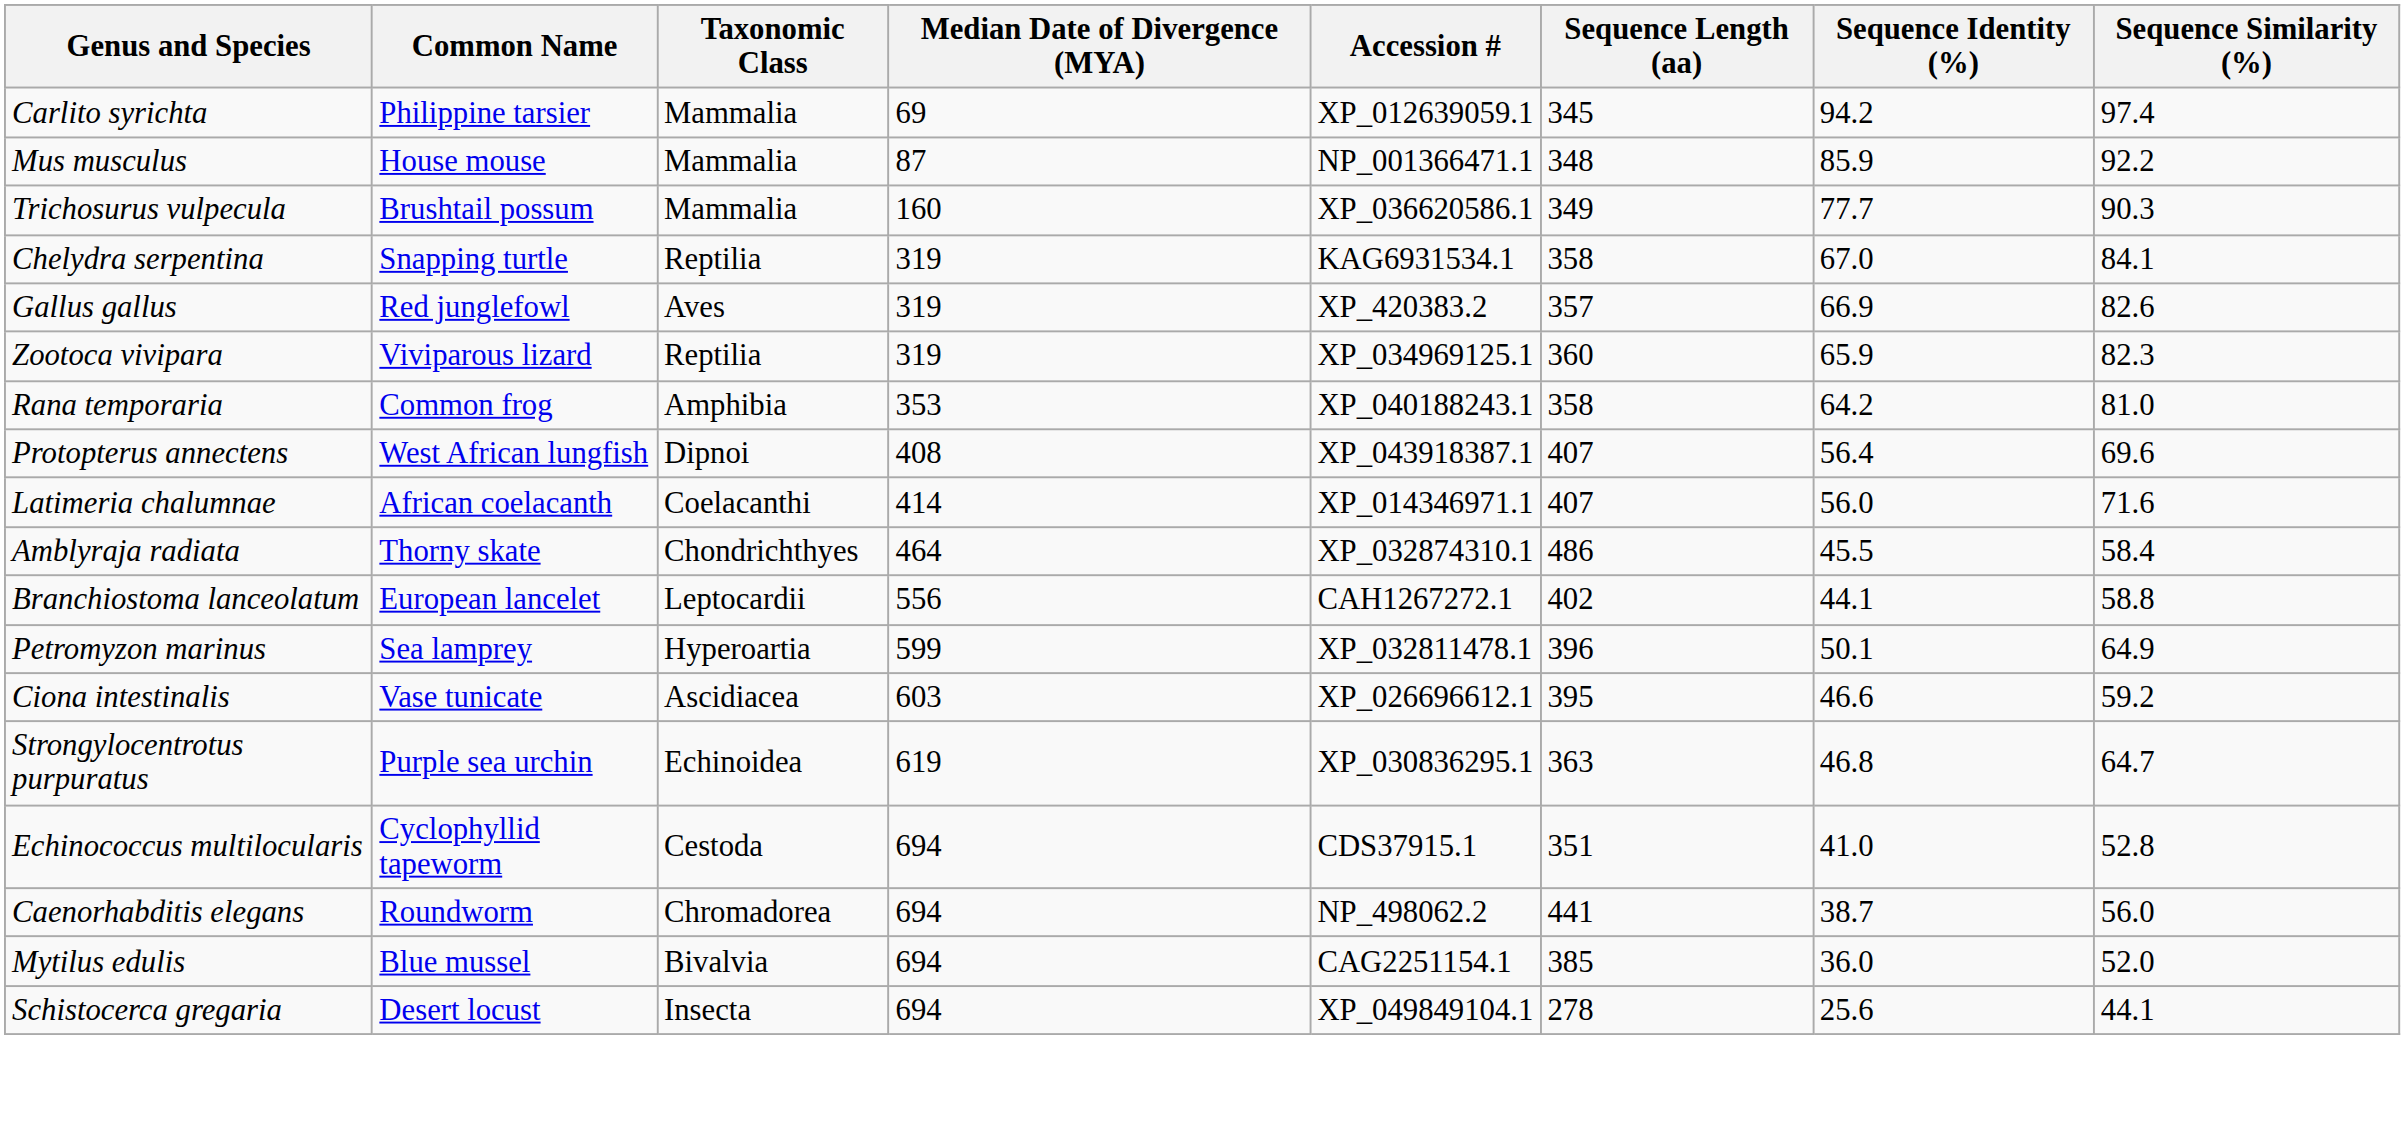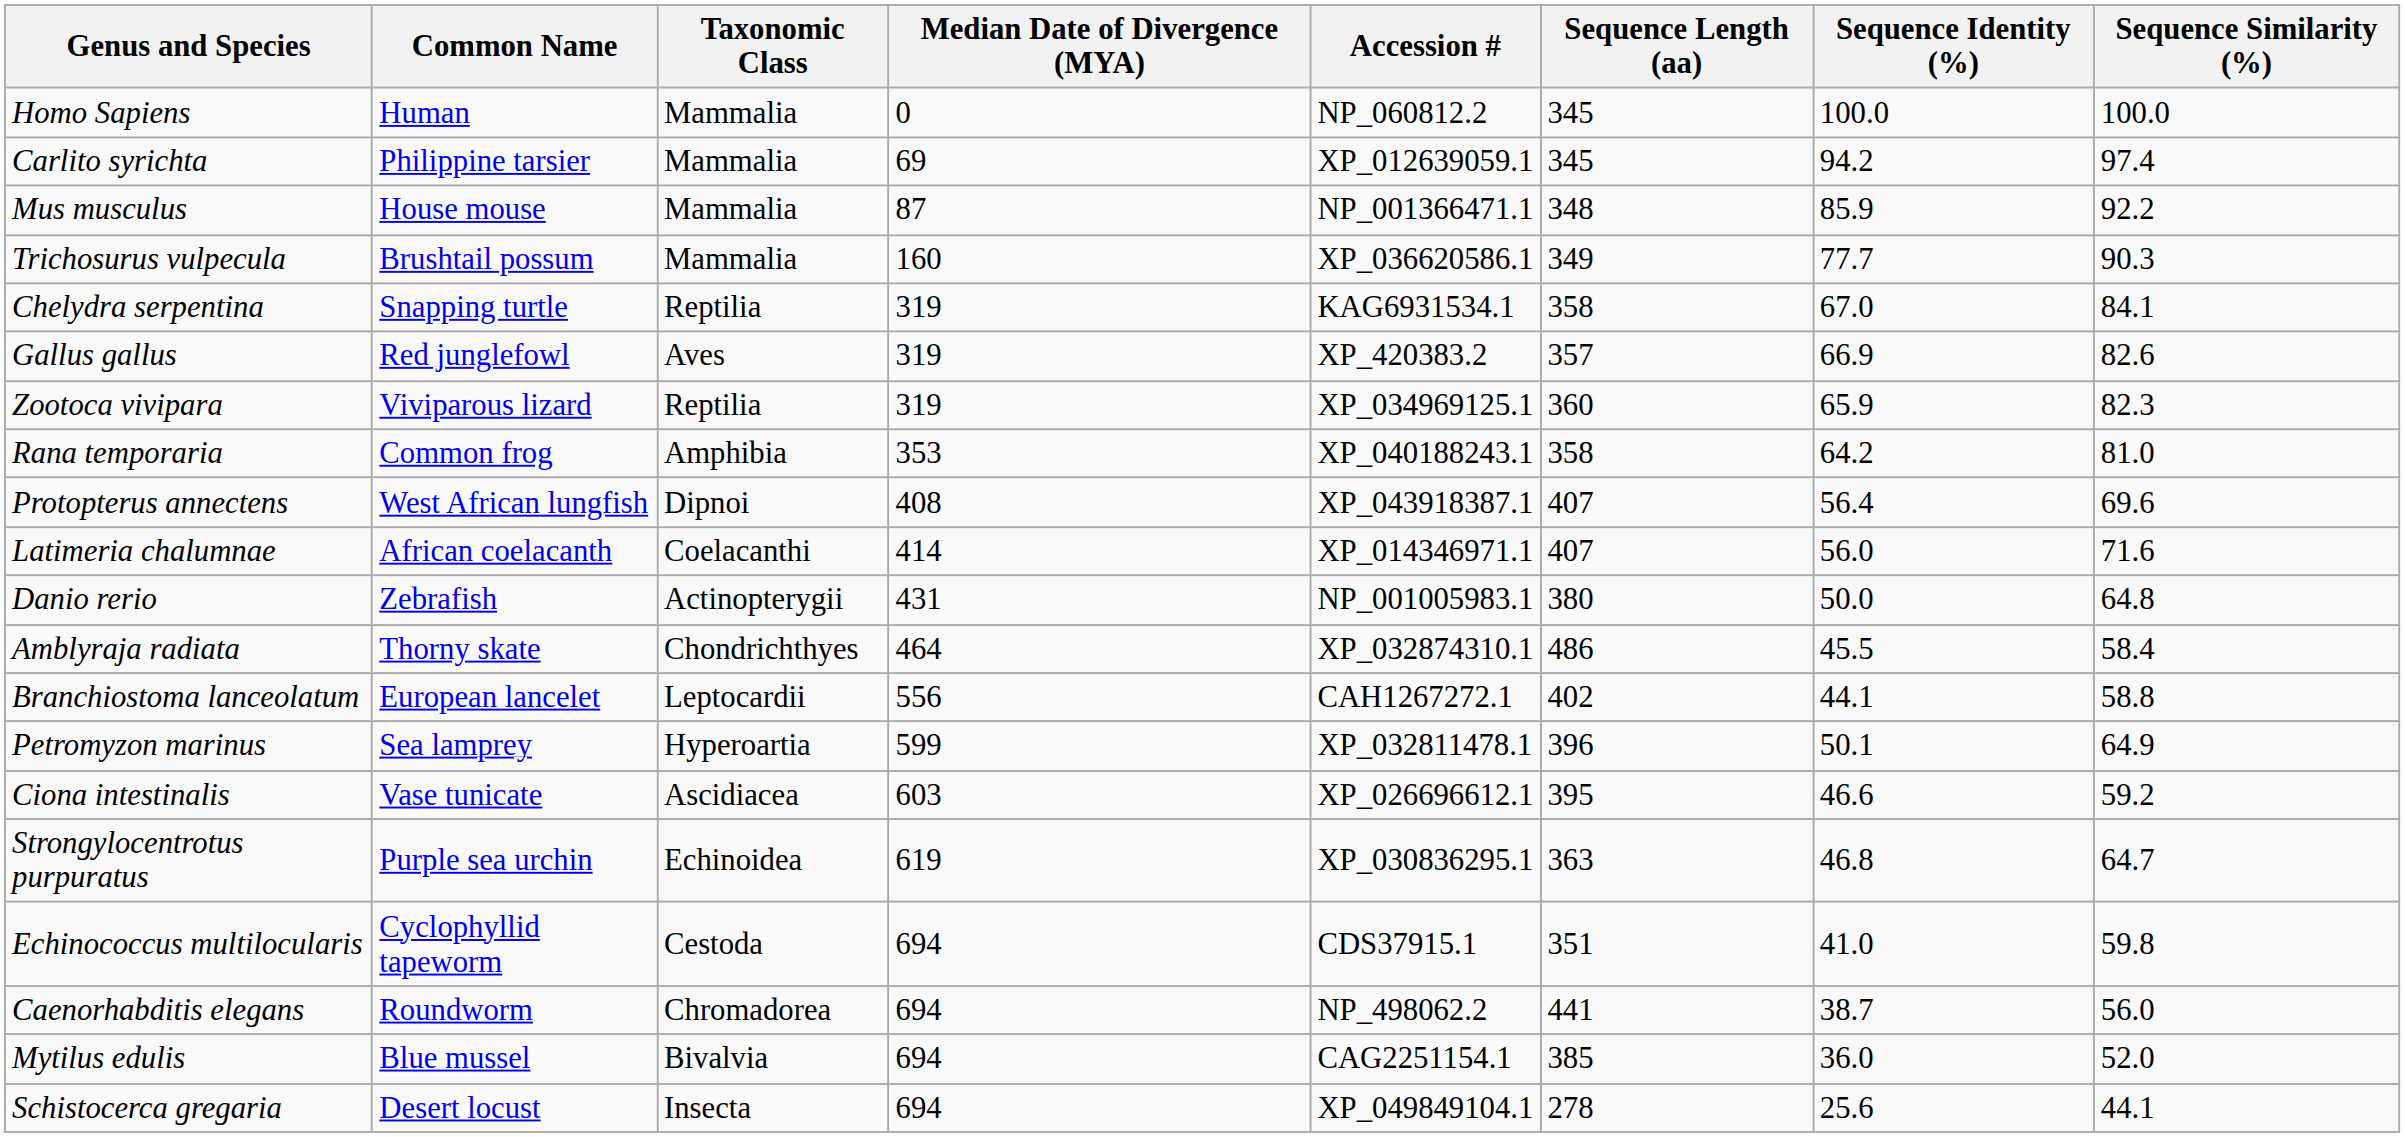+ row: (101, 112)
+ row: (84, 599)
(2128, 846) 52.8 -> (2128, 943) 59.8
